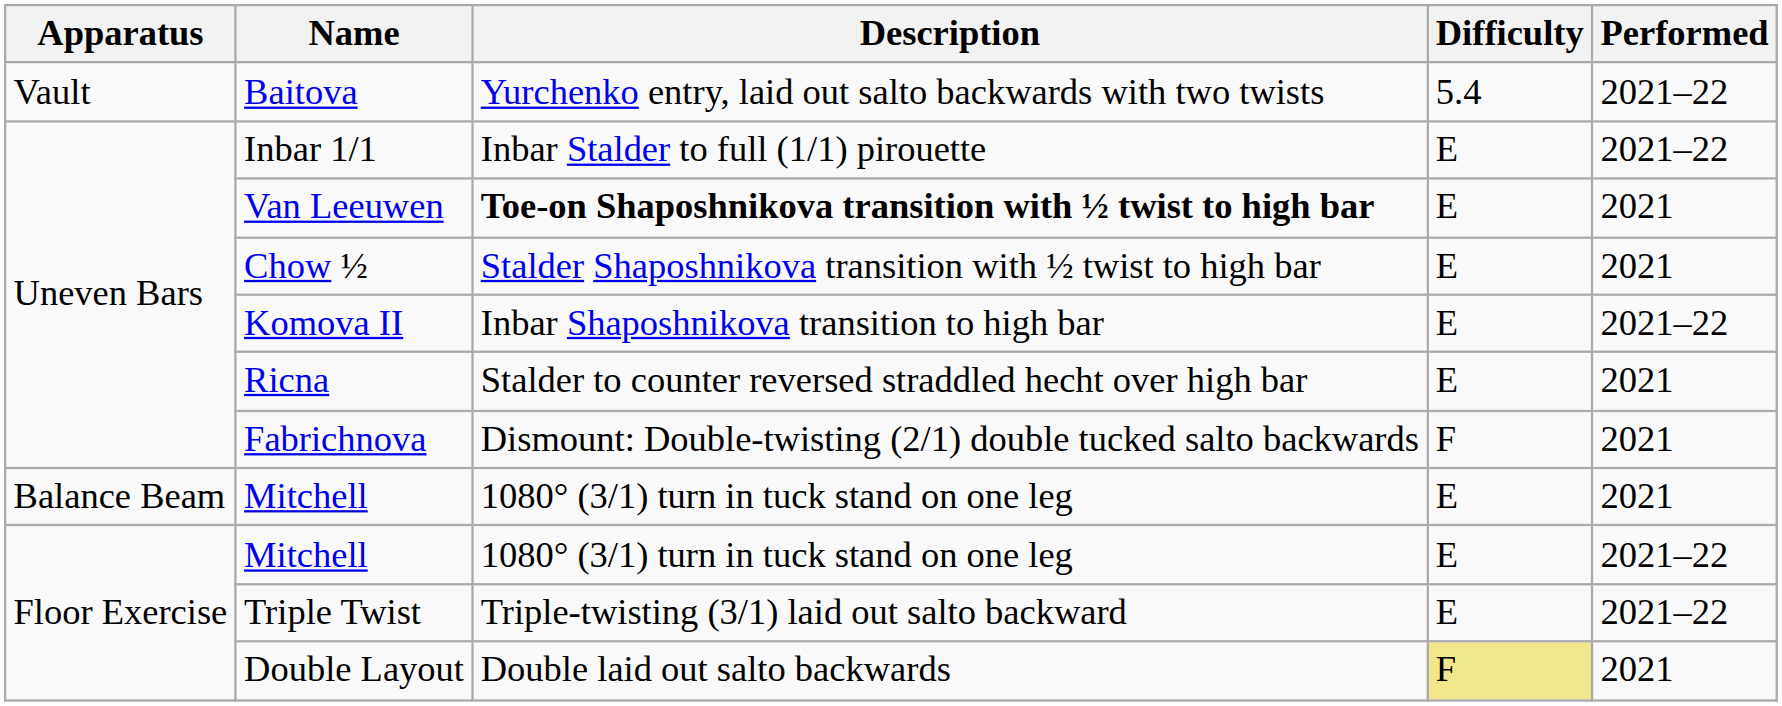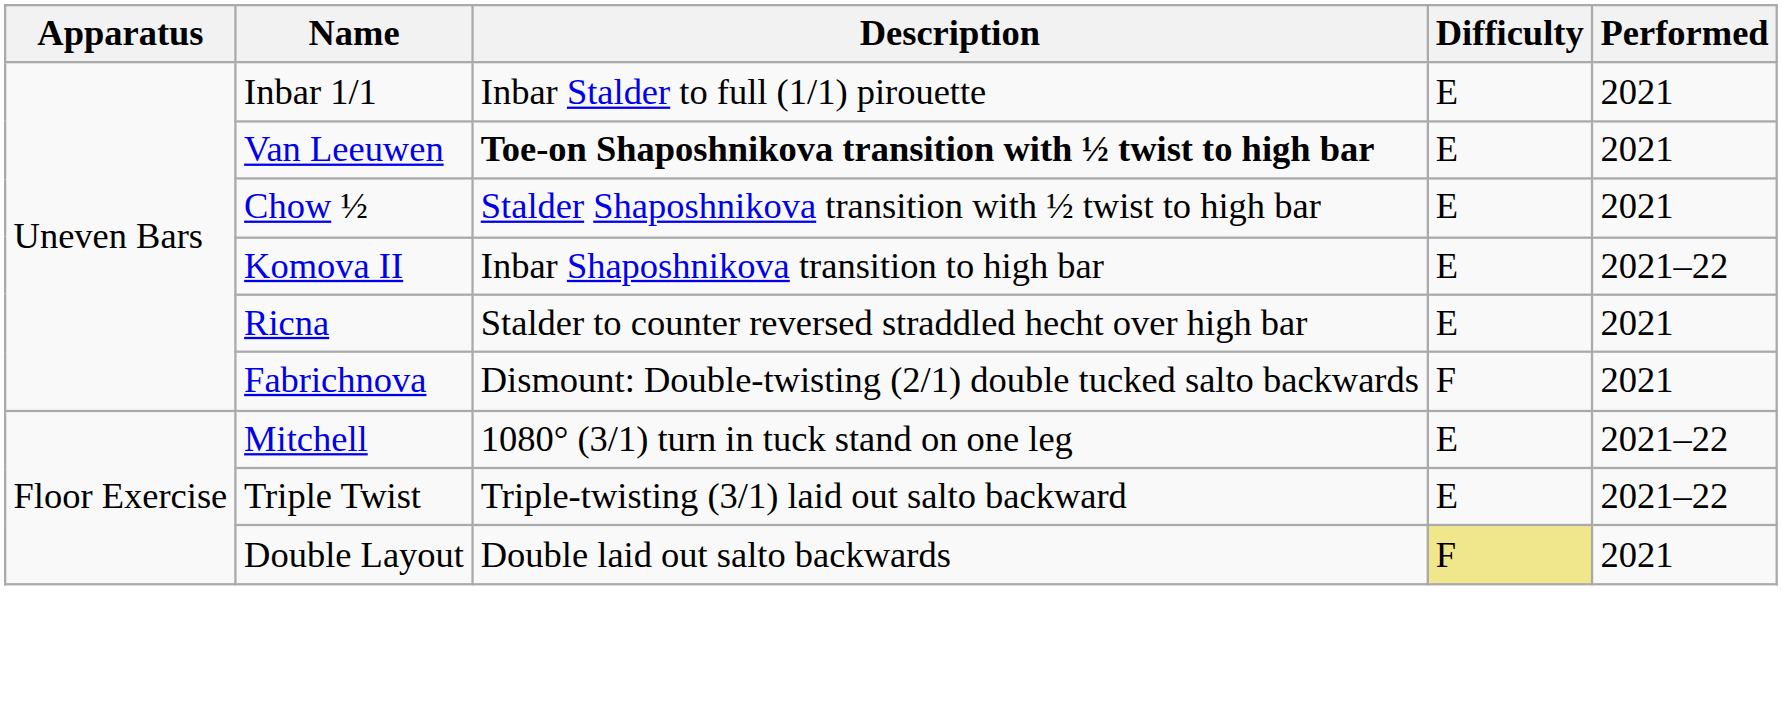- row: (52, 91)
(1664, 149) 2021–22 -> (1637, 91) 2021
- row: (119, 496)
